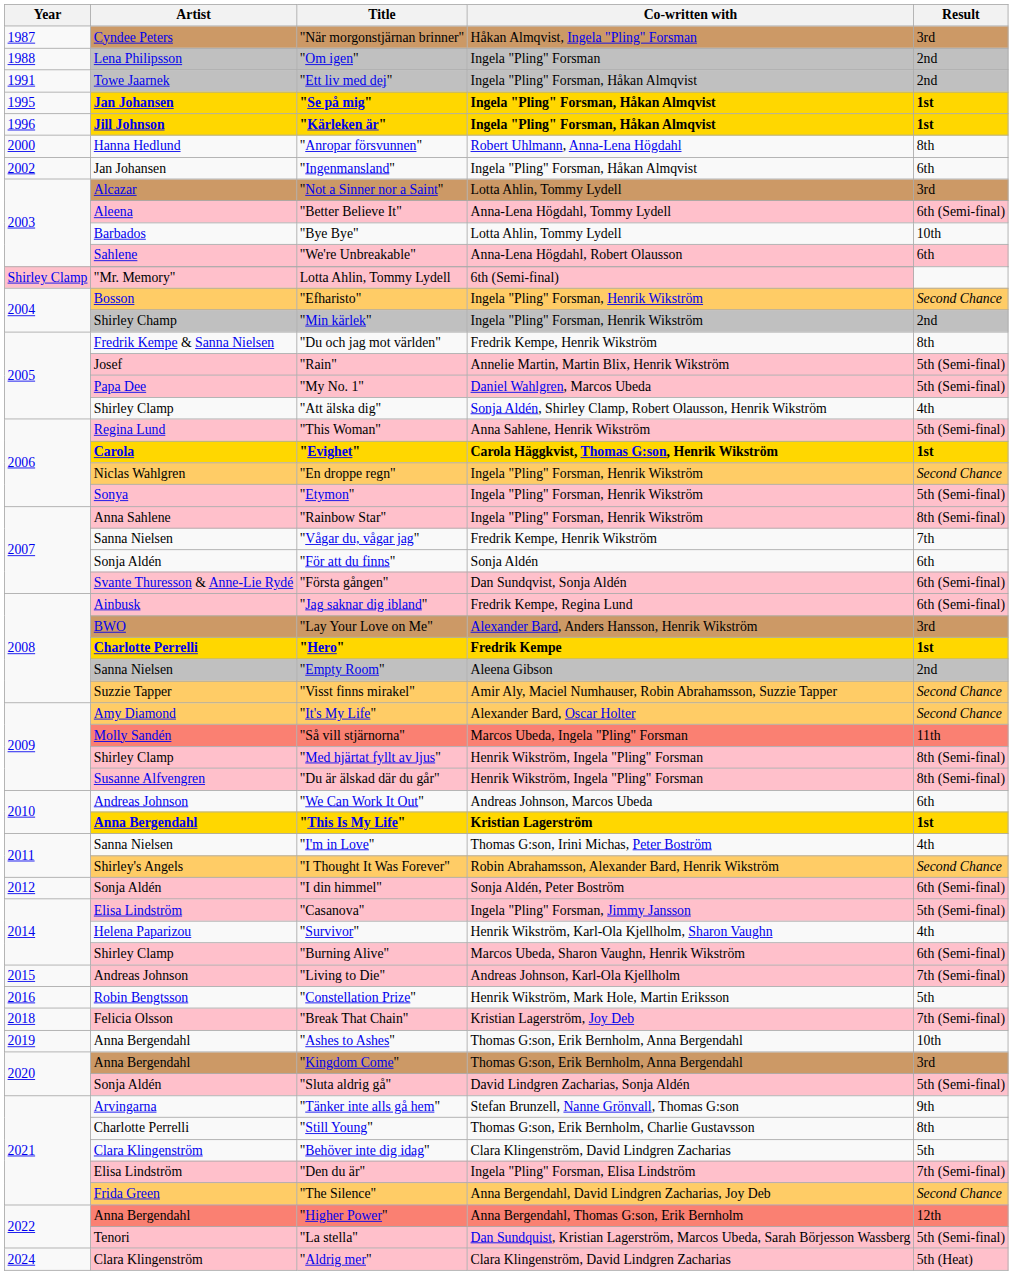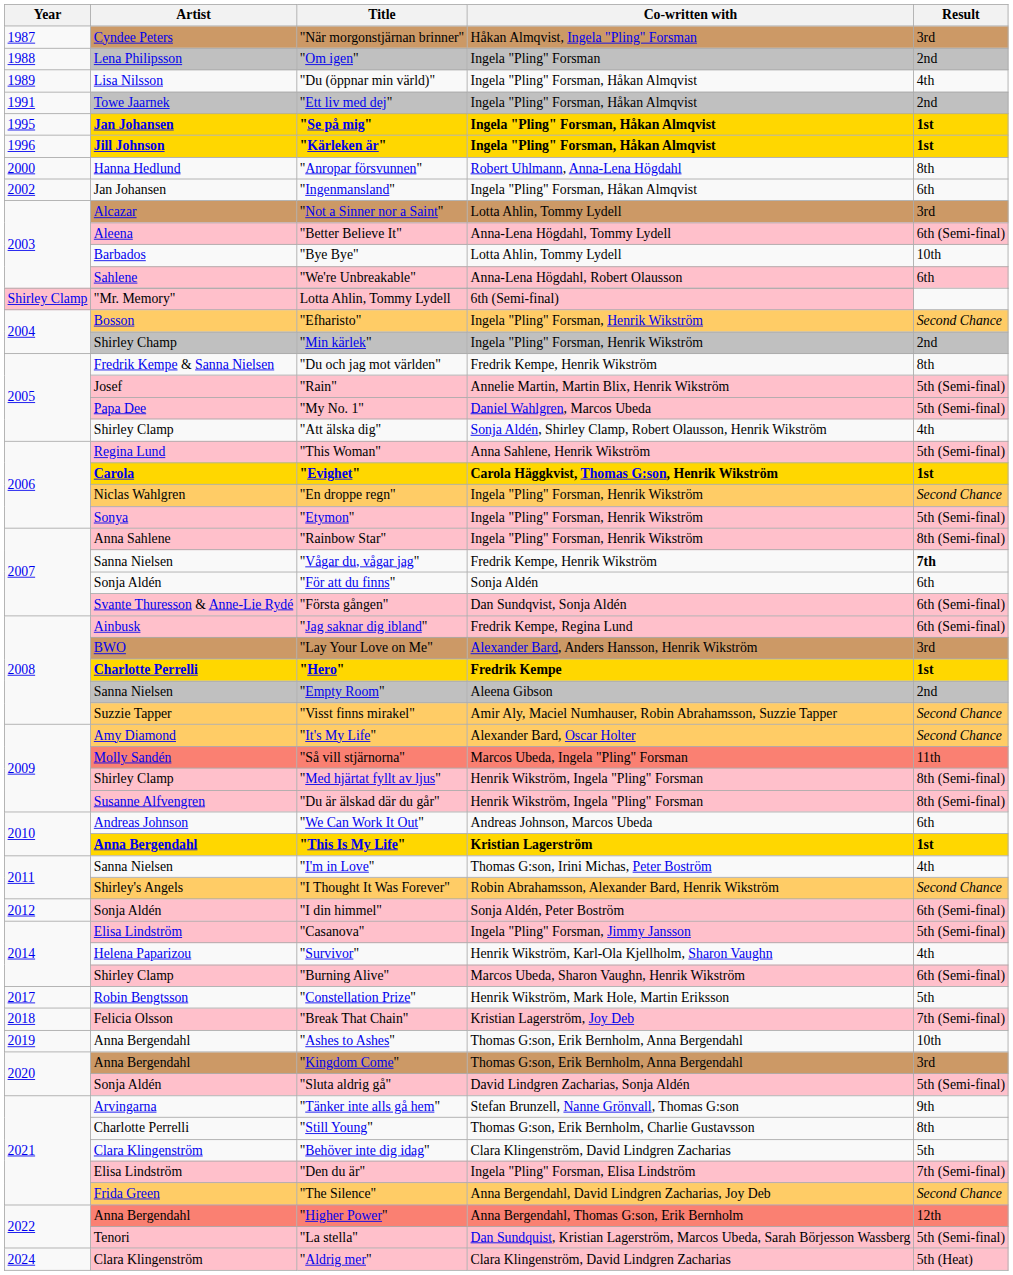+ row: (367, 80)
(925, 539) normal -> (926, 560) bold
- row: (342, 975)
(21, 997) 2016 -> (21, 997) 2017
